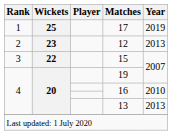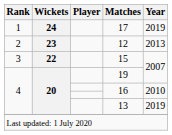(51, 28) 25 -> (51, 28) 24
(155, 106) 2013 -> (155, 106) 2019
